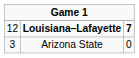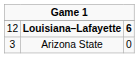(129, 28) 7 -> (129, 28) 6
